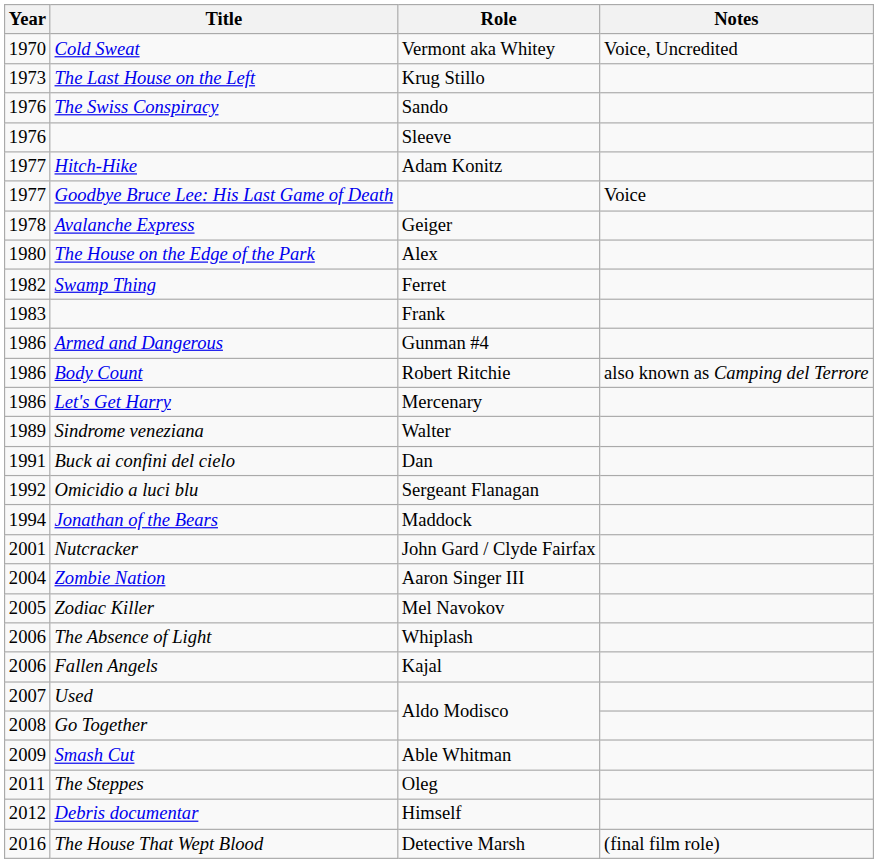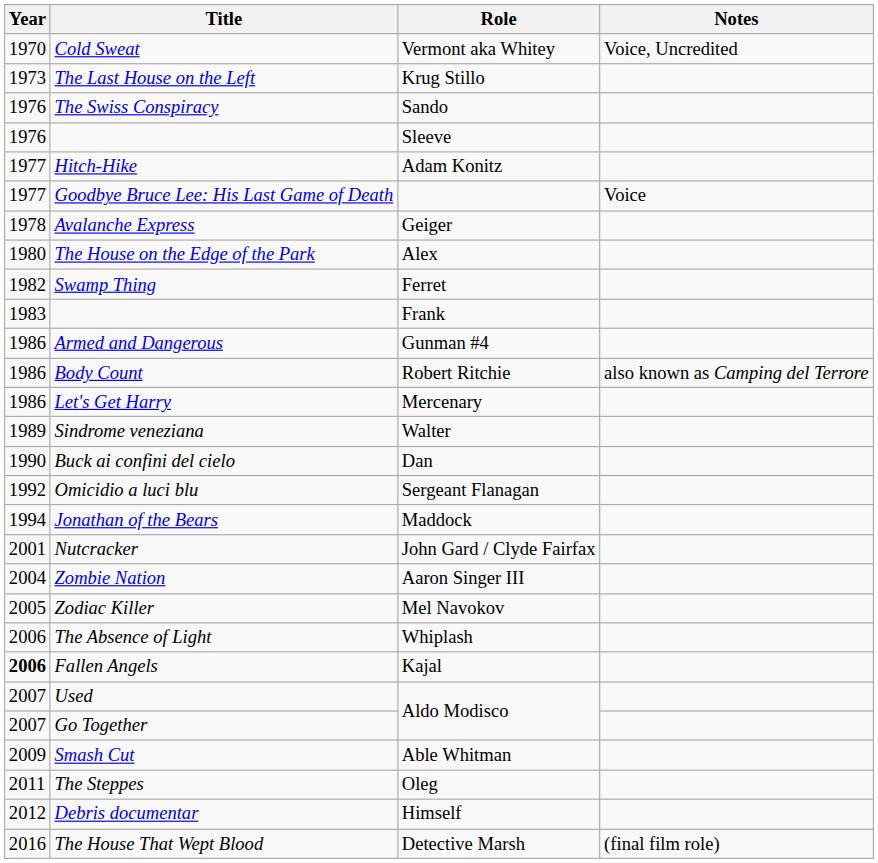(27, 460) 1991 -> (27, 460) 1990
(27, 666) normal -> (27, 666) bold
(27, 725) 2008 -> (27, 725) 2007
